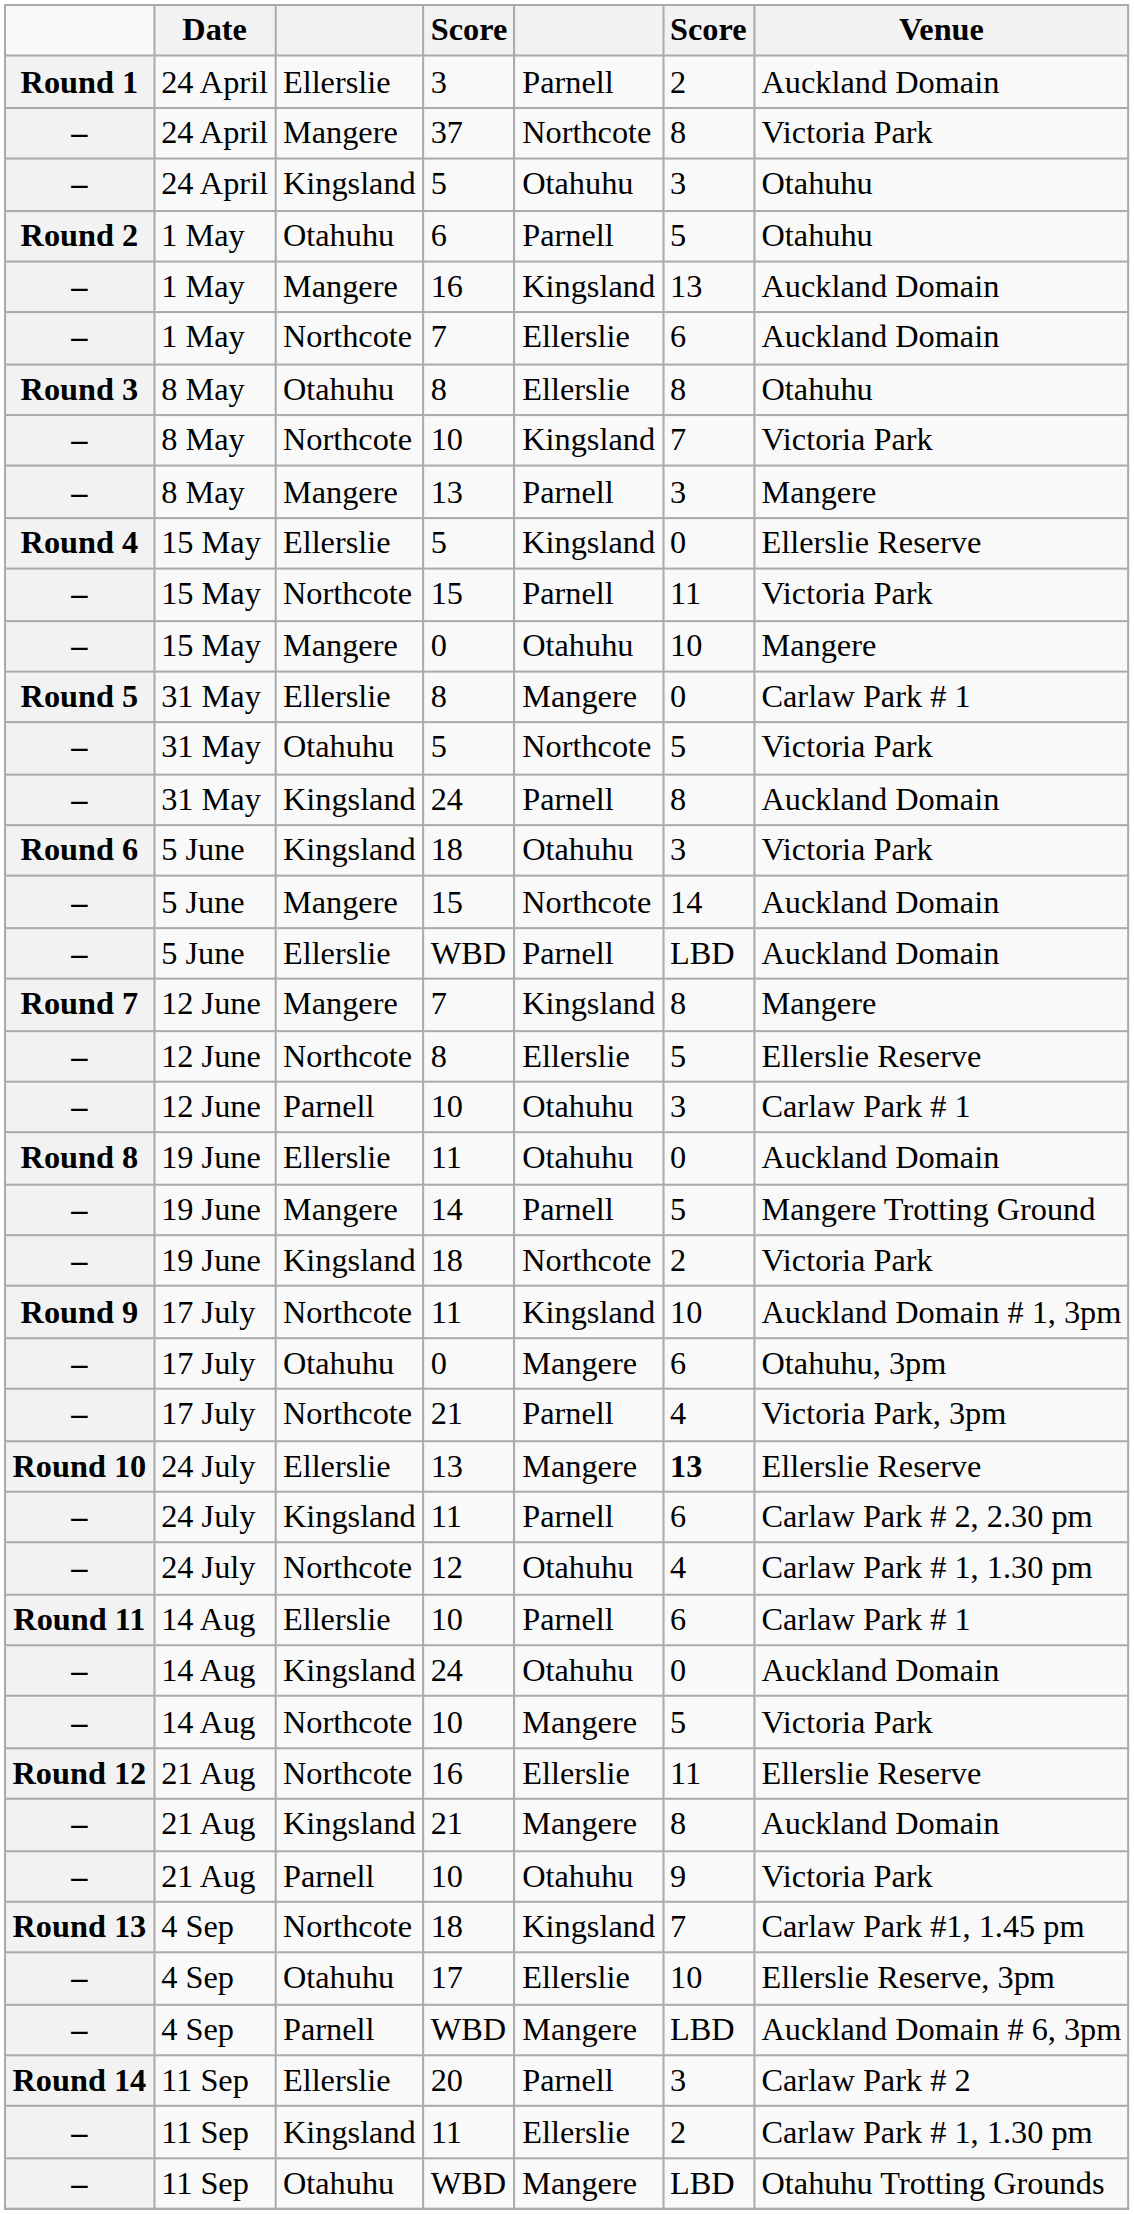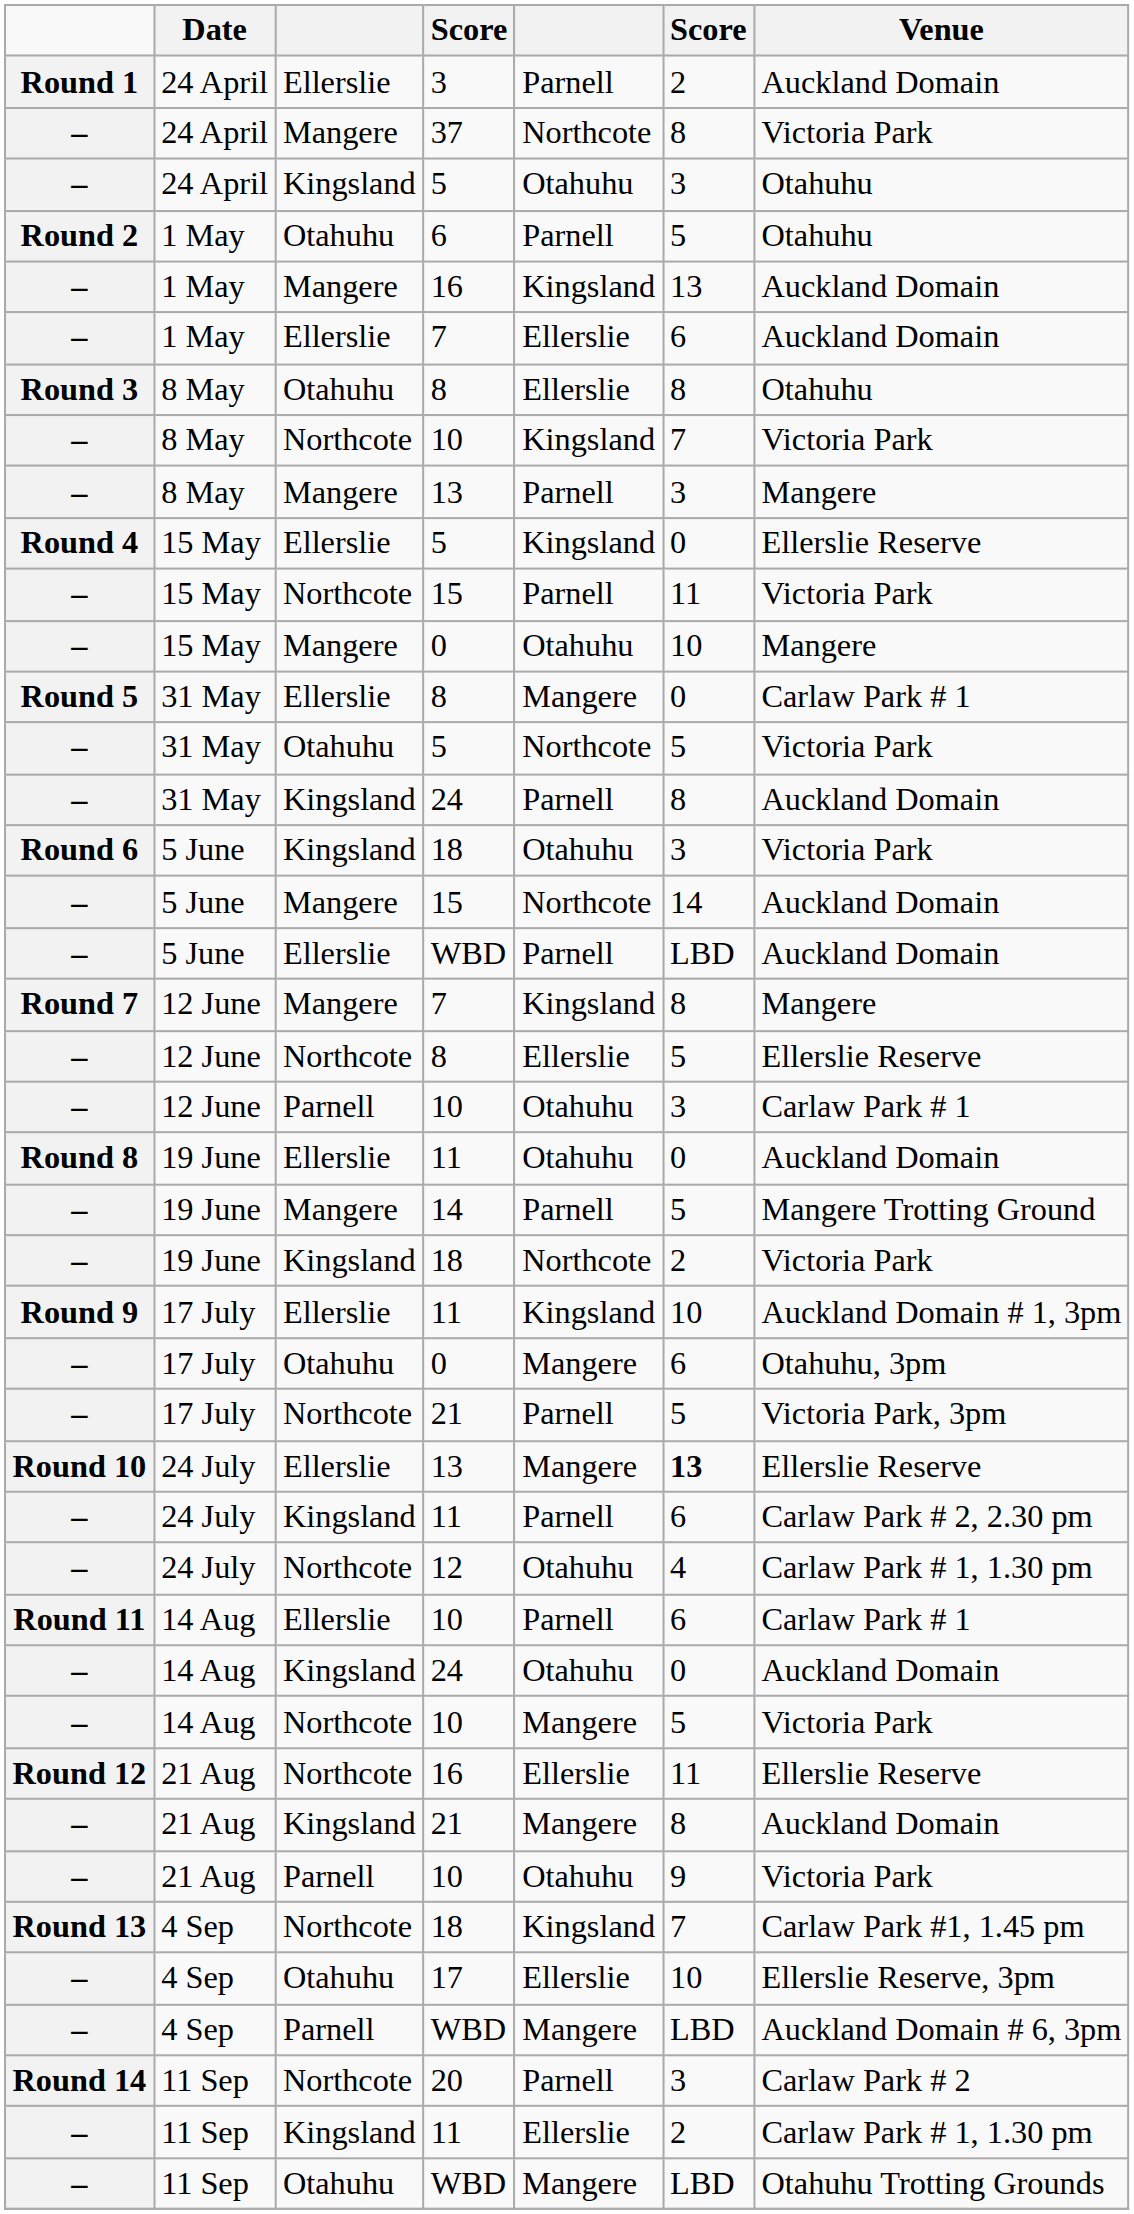(348, 337) Northcote -> (337, 337) Ellerslie
(348, 1311) Northcote -> (337, 1311) Ellerslie
(678, 1414) 4 -> (678, 1414) 5
(337, 2080) Ellerslie -> (348, 2080) Northcote
